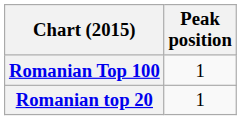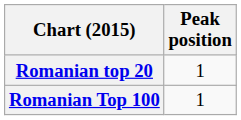rows swapped: (84, 99) <-> (84, 70)
